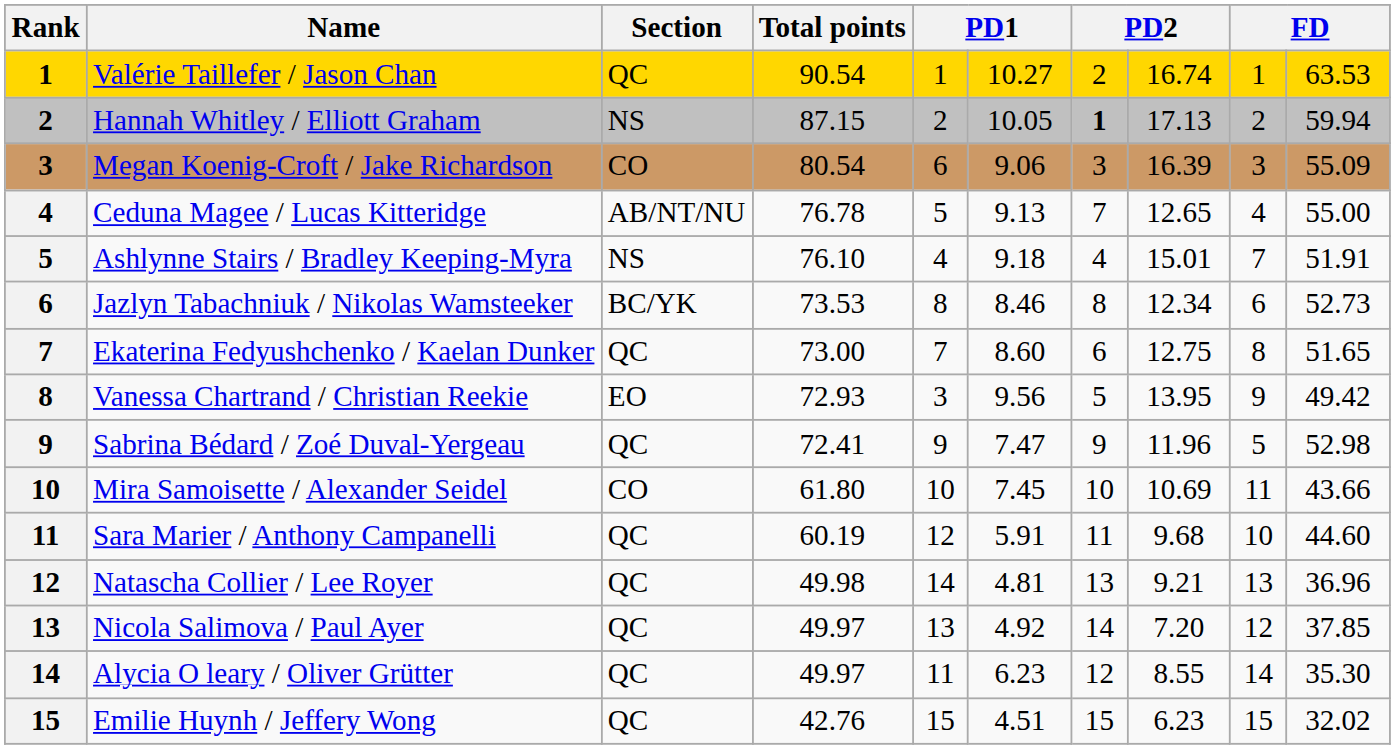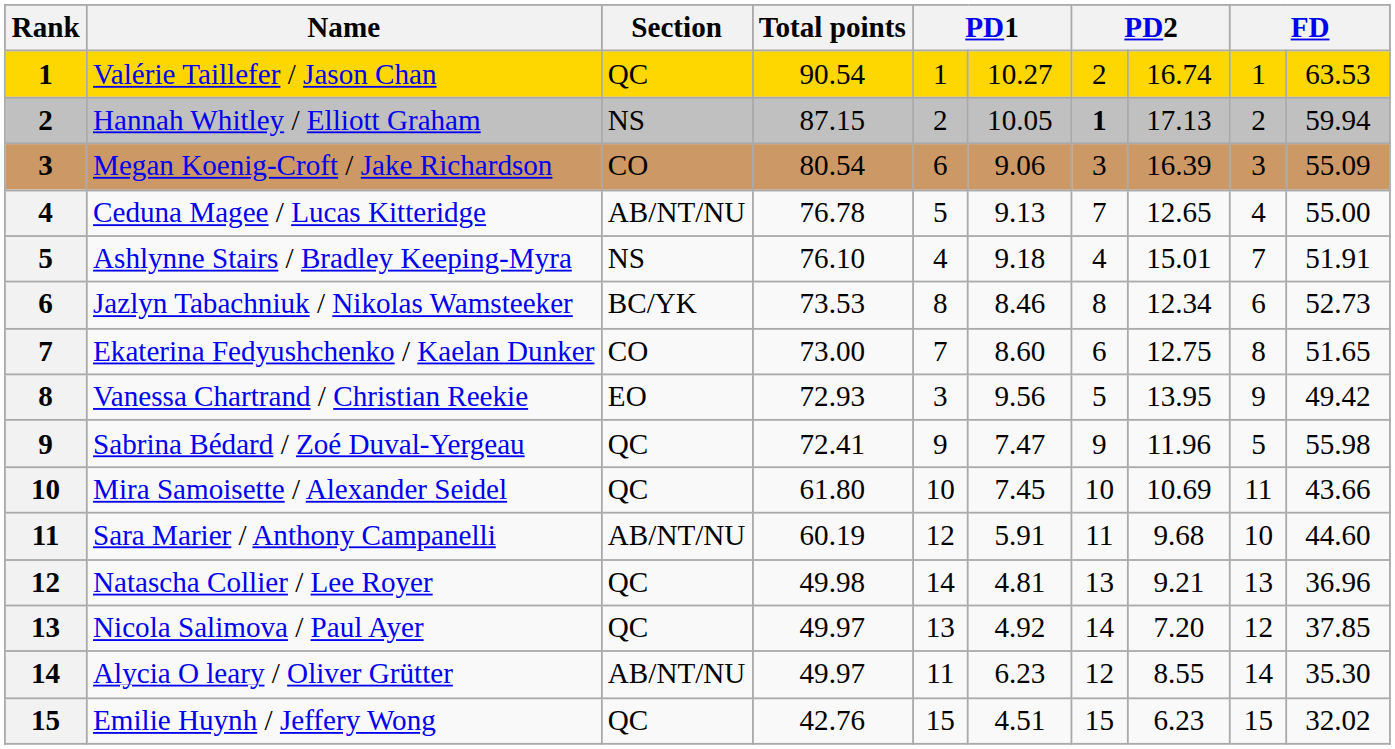(628, 350) QC -> (628, 350) CO
(1338, 443) 52.98 -> (1338, 443) 55.98
(628, 489) CO -> (628, 489) QC
(628, 535) QC -> (677, 535) AB/NT/NU
(628, 674) QC -> (677, 674) AB/NT/NU
